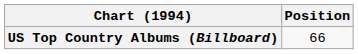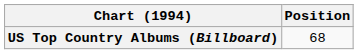(317, 38) 66 -> (317, 38) 68
